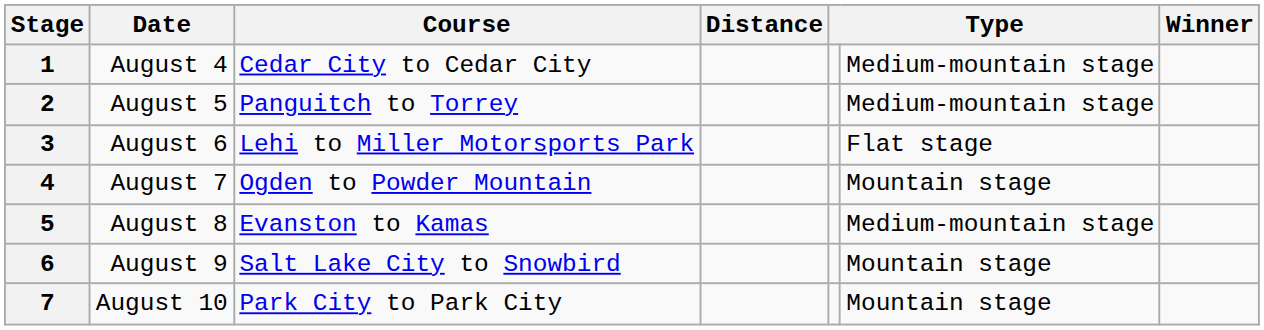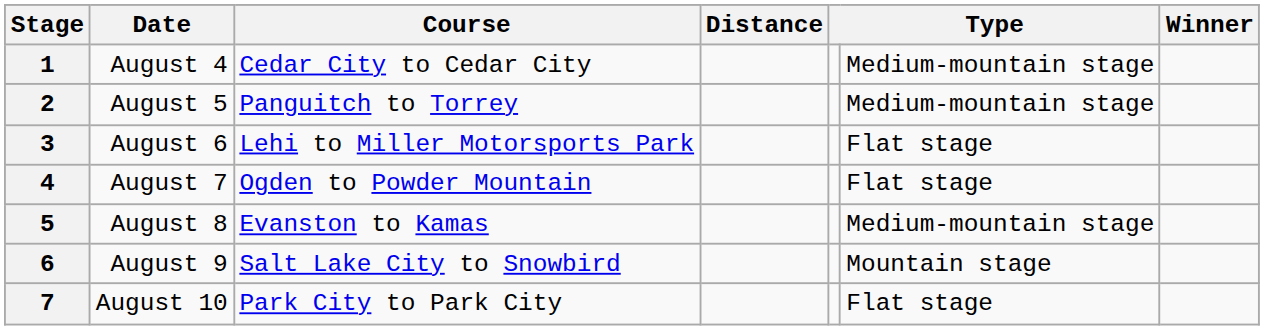(949, 184) Mountain stage -> (920, 184) Flat stage
(949, 304) Mountain stage -> (920, 304) Flat stage
